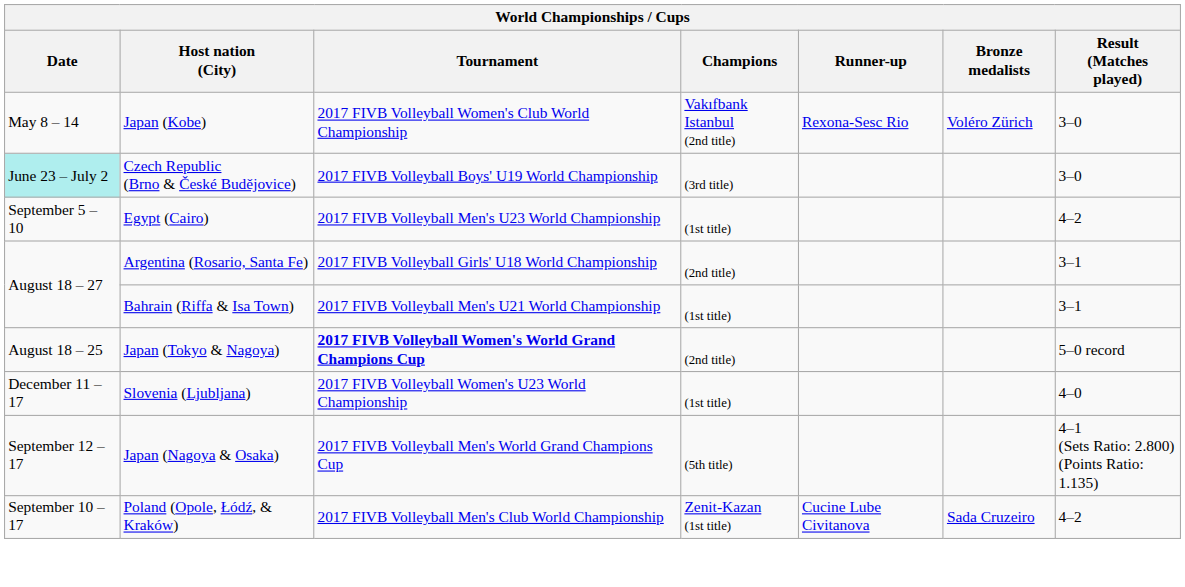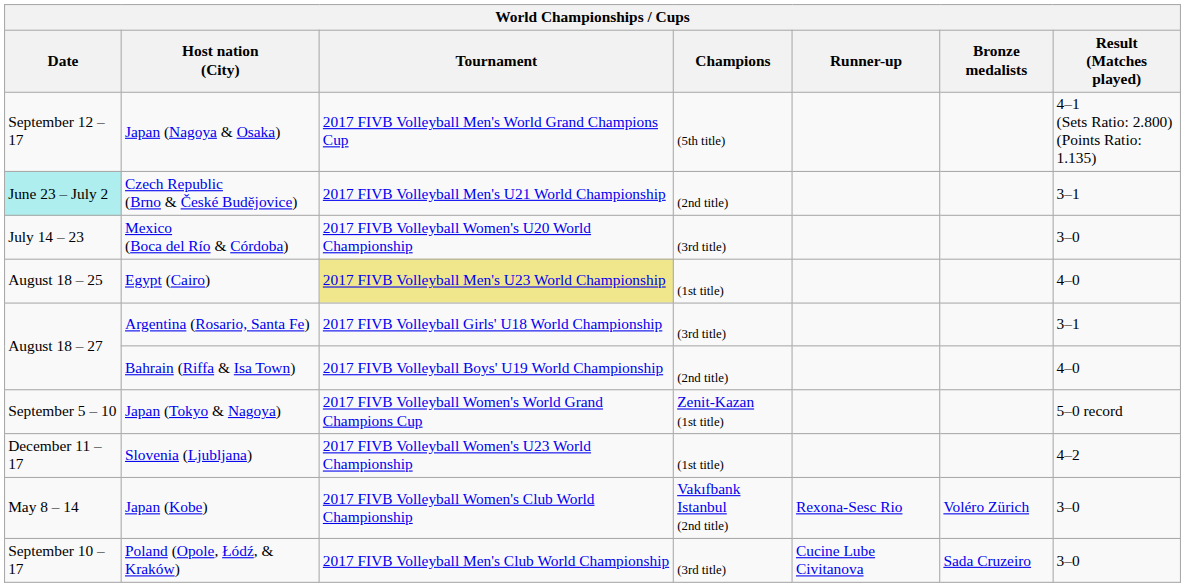rows swapped: (165, 122) <-> (201, 455)
(488, 175) 2017 FIVB Volleyball Boys' U19 World Championship -> (494, 193) 2017 FIVB Volleyball Men's U21 World Championship
(709, 185) (3rd title) -> (703, 204) (2nd title)
(1070, 175) 3–0 -> (1068, 193) 3–1
+ row: (207, 237)
(53, 219) September 5 – 10 -> (55, 281) August 18 – 25
(489, 219) no background -> (494, 281) khaki background
(1070, 219) 4–2 -> (1068, 281) 4–0
(710, 273) (2nd title) -> (702, 334) (3rd title)
(489, 306) 2017 FIVB Volleyball Men's U21 World Championship -> (493, 368) 2017 FIVB Volleyball Boys' U19 World Championship
(708, 316) (1st title) -> (703, 378) (2nd title)
(1070, 306) 3–1 -> (1068, 368) 4–0
(55, 350) August 18 – 25 -> (62, 411) September 5 – 10
(466, 350) bold -> (463, 411) normal
(710, 360) (2nd title) -> (716, 411) Zenit-Kazan (1st title)
(1070, 393) 4–0 -> (1068, 455) 4–2
(723, 517) Zenit-Kazan (1st title) -> (702, 571) (3rd title)
(1070, 517) 4–2 -> (1068, 560) 3–0
